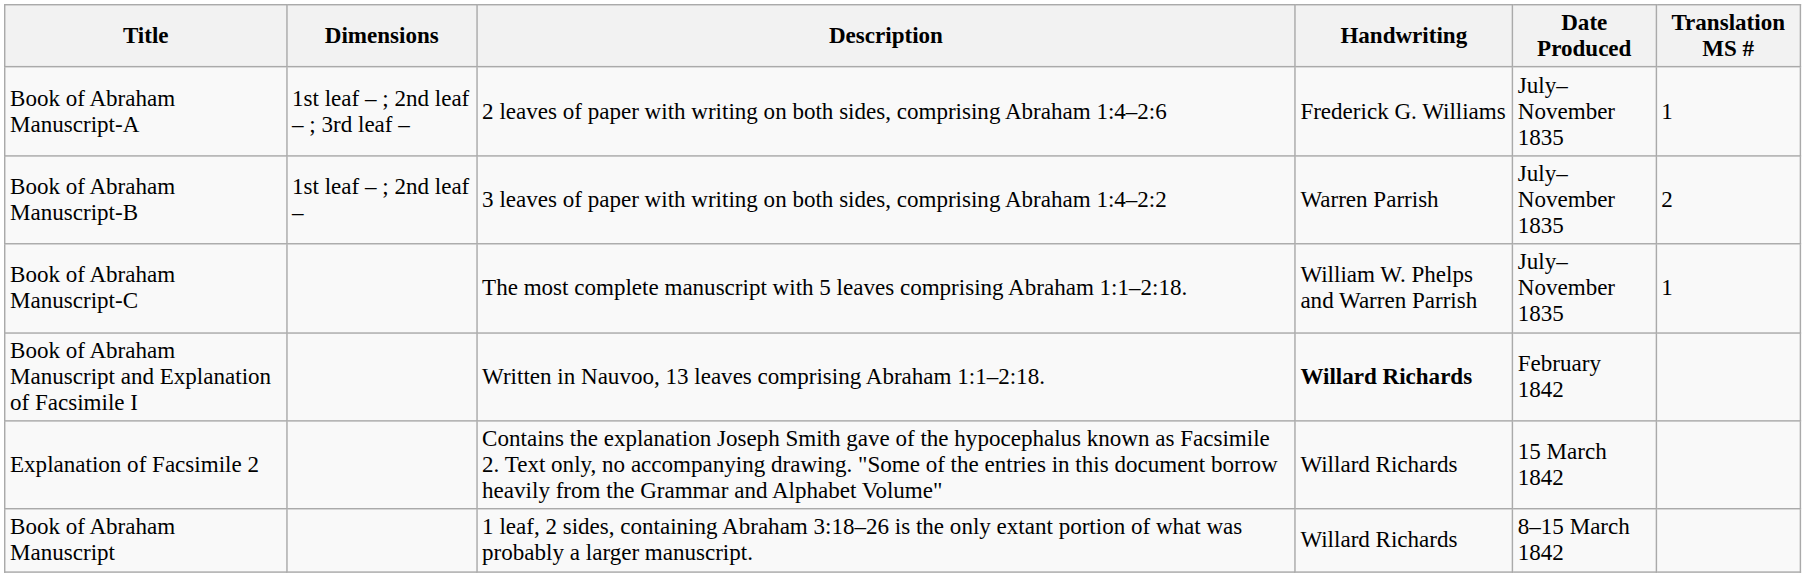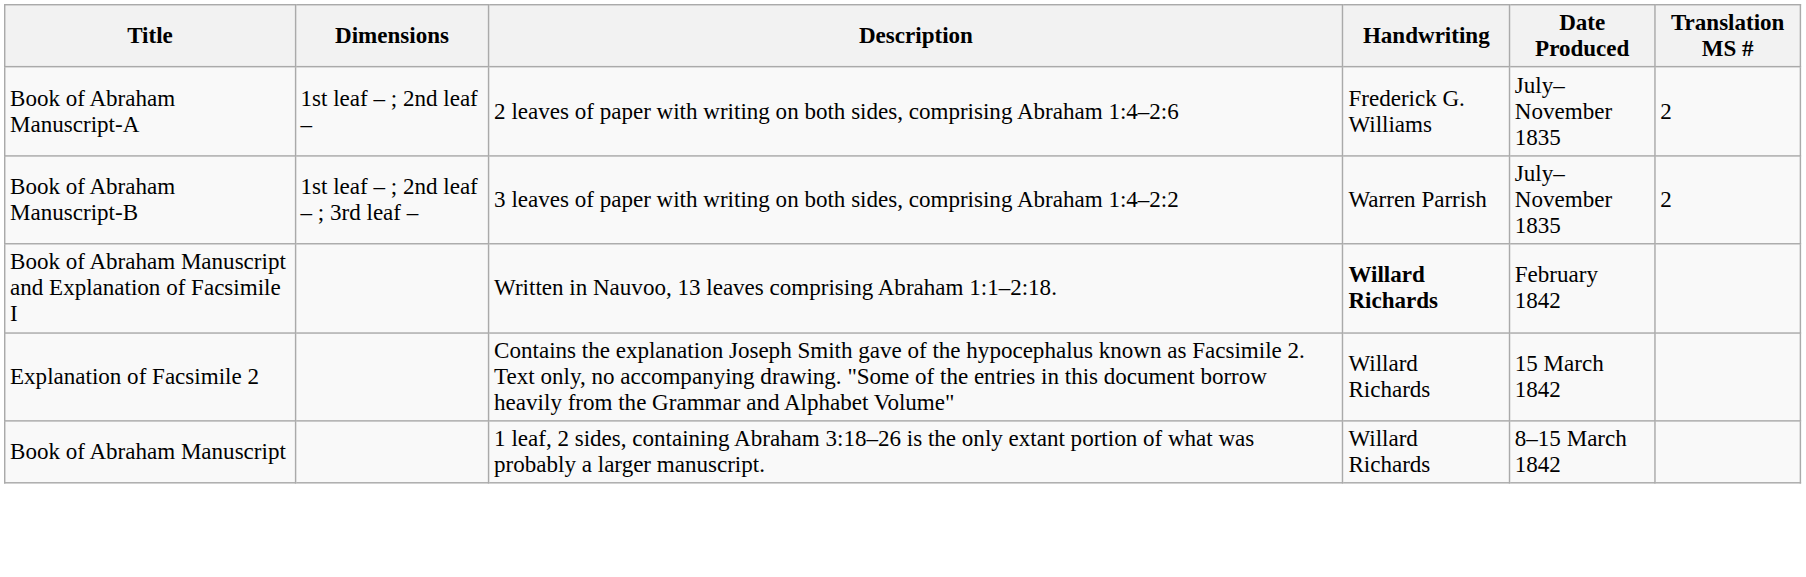(381, 111) 1st leaf – ; 2nd leaf – ; 3rd leaf – -> (389, 111) 1st leaf – ; 2nd leaf –
(1667, 111) 1 -> (1666, 111) 2
(381, 199) 1st leaf – ; 2nd leaf – -> (389, 199) 1st leaf – ; 2nd leaf – ; 3rd leaf –
- row: (93, 287)
